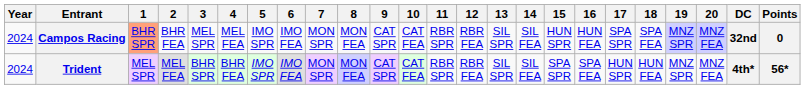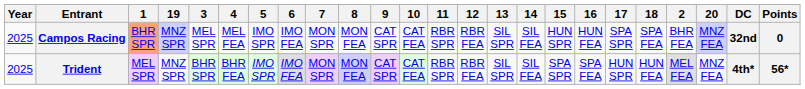columns swapped: (173, 13) <-> (681, 13)
(20, 38) 2024 -> (20, 38) 2025
(20, 69) 2024 -> (20, 69) 2025
